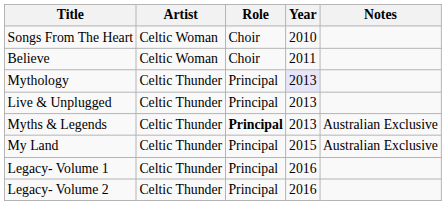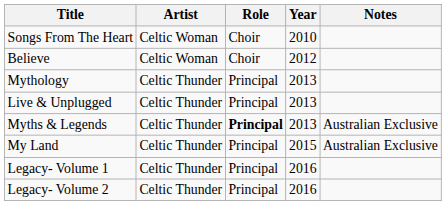(303, 59) 2011 -> (303, 59) 2012
(303, 80) lavender background -> (303, 80) no background
